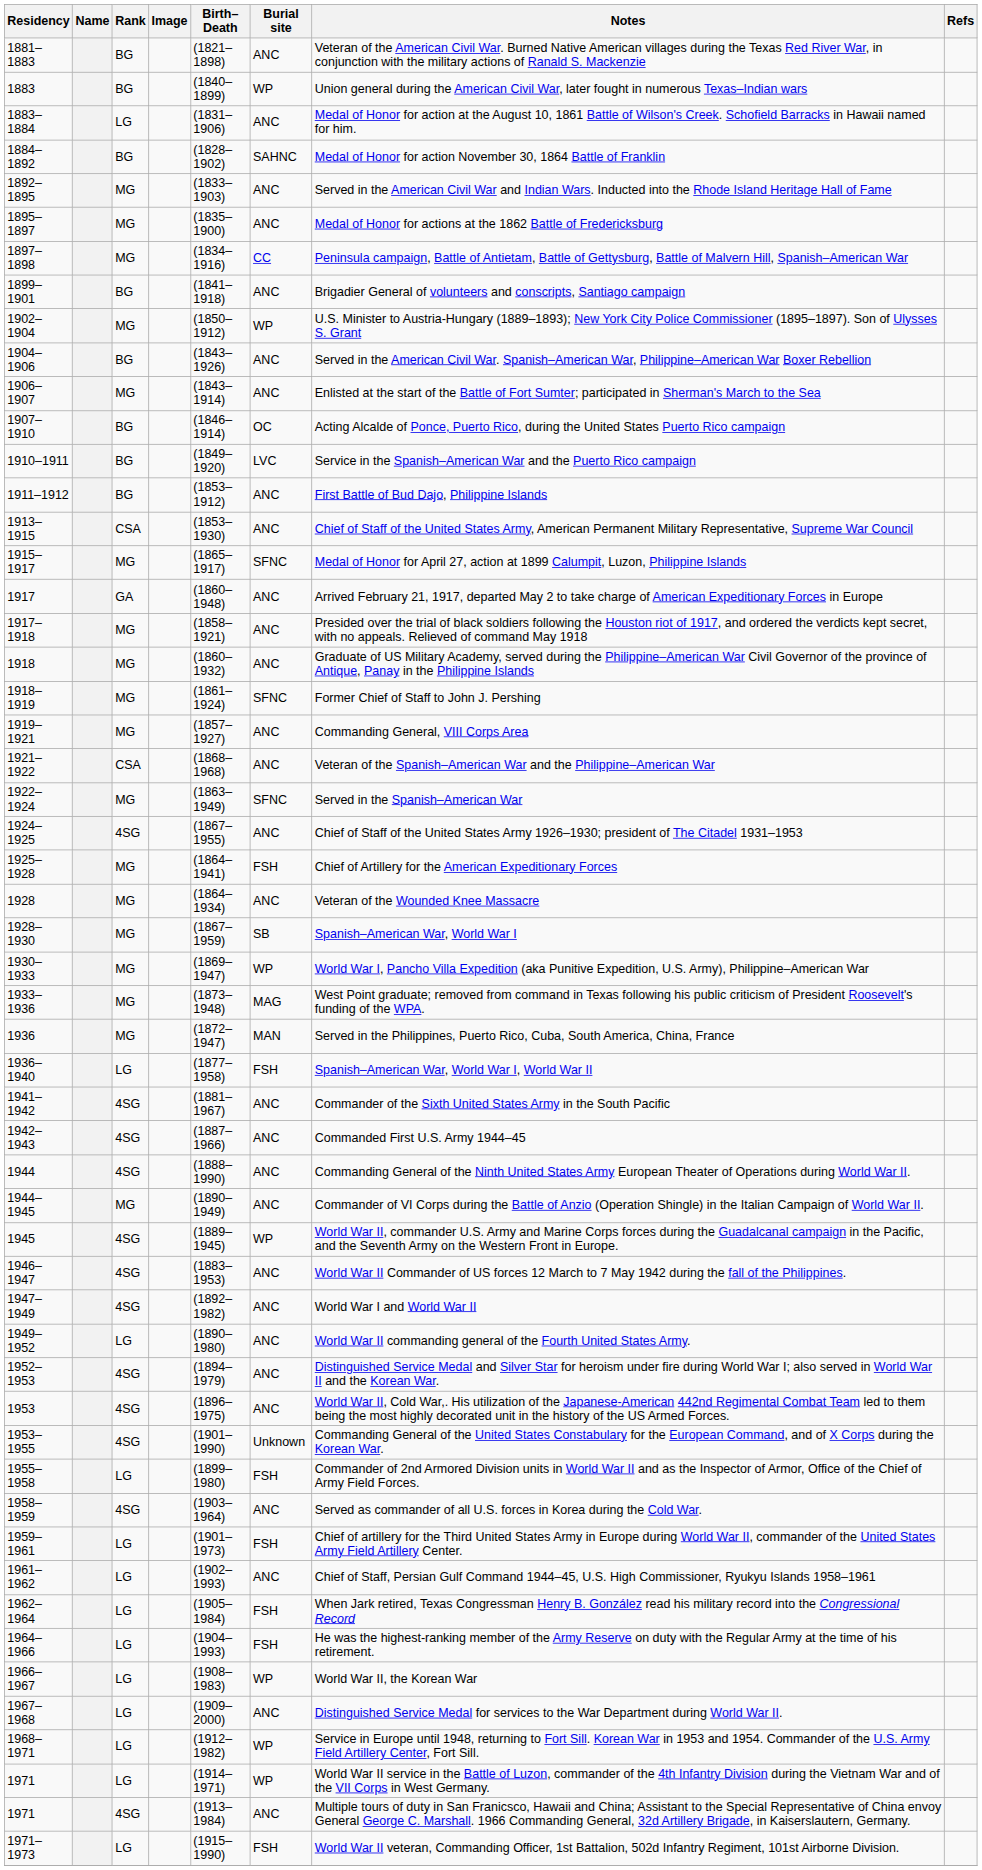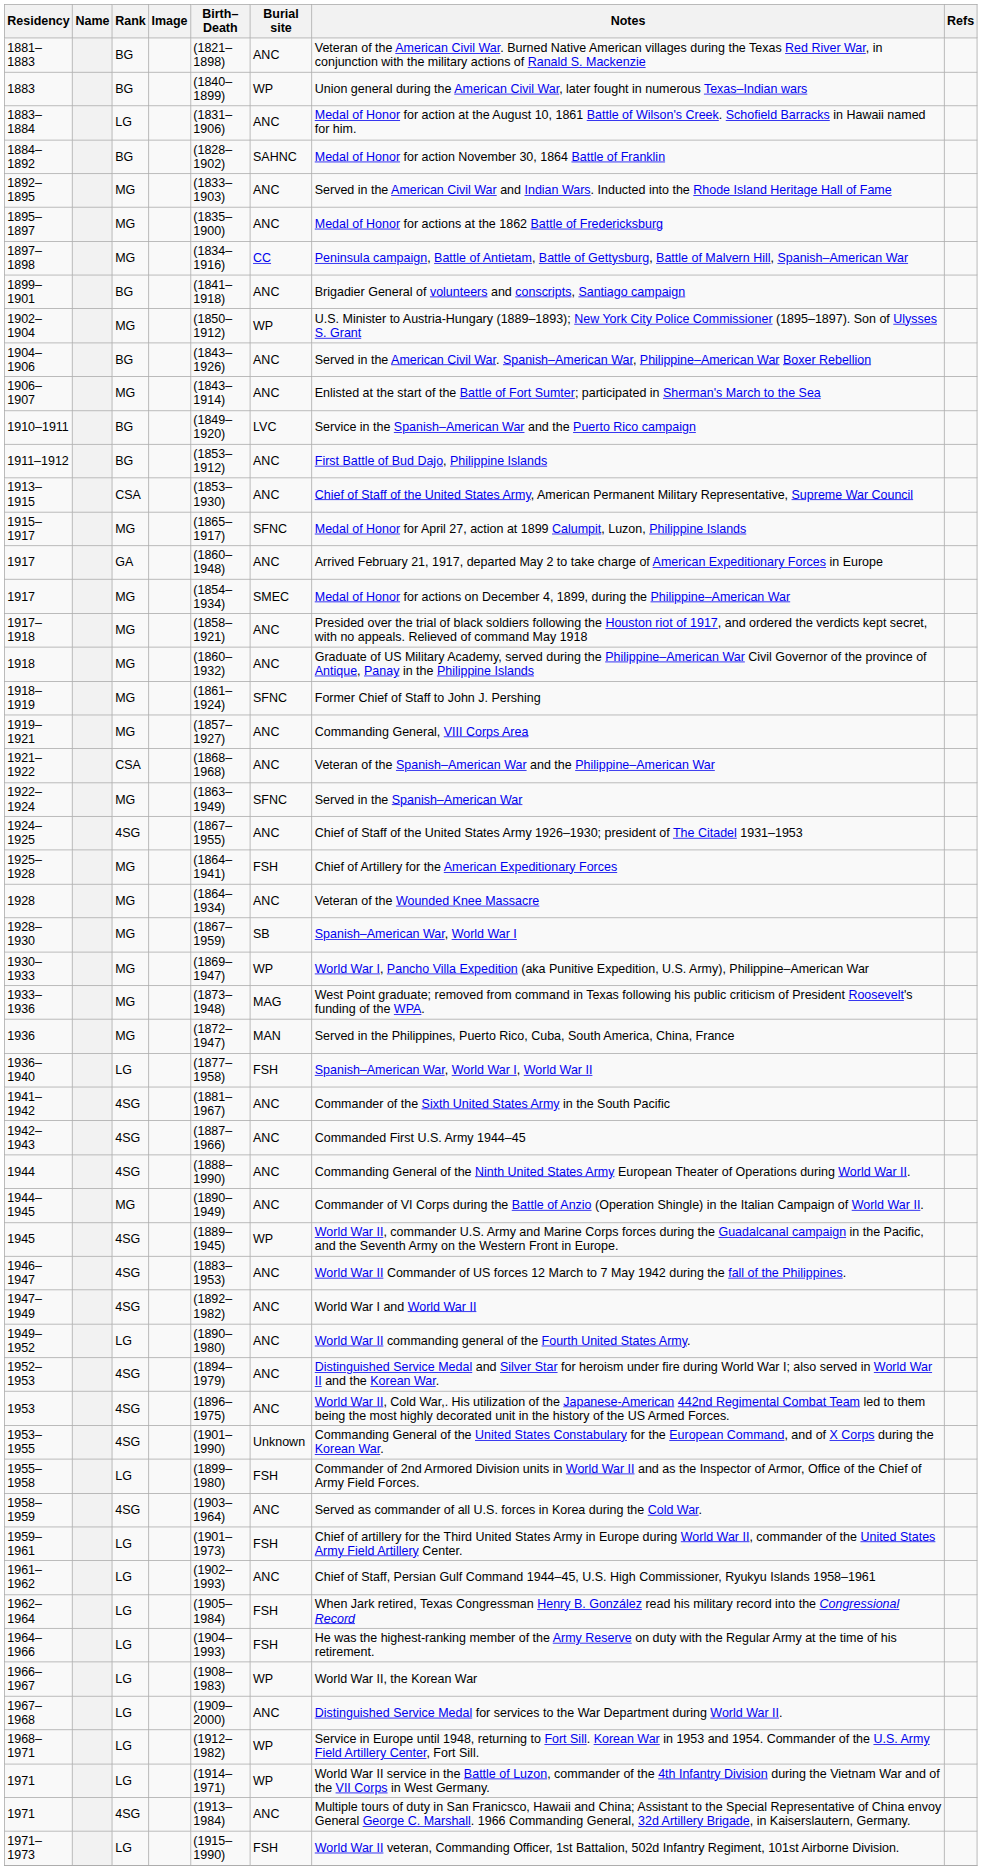- row: (25, 427)
+ row: (21, 596)
